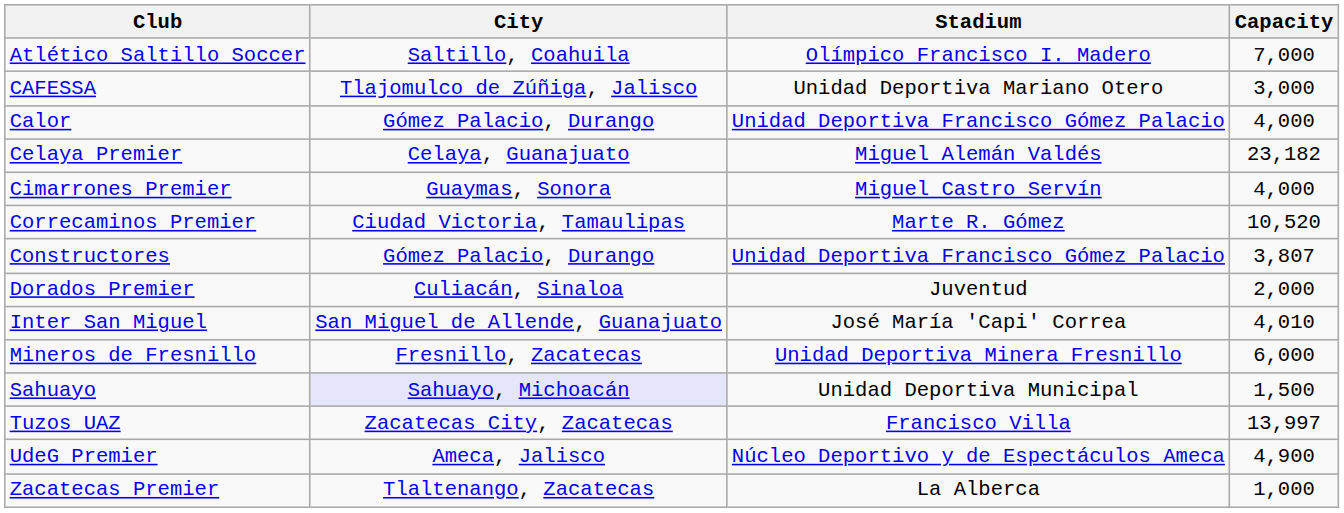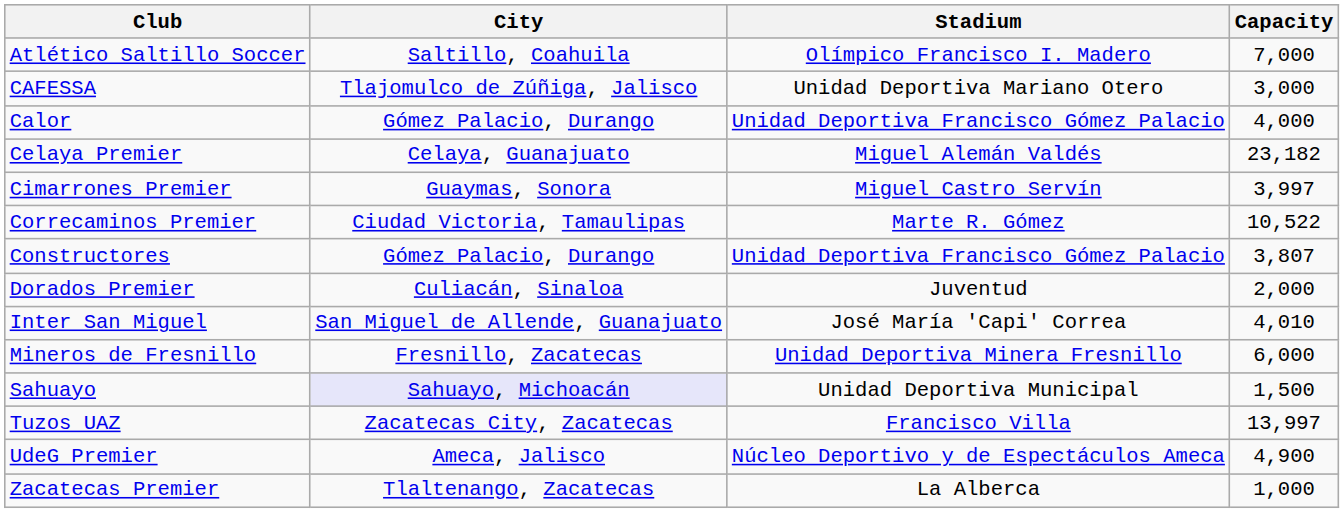(1284, 189) 4,000 -> (1284, 189) 3,997
(1284, 222) 10,520 -> (1284, 222) 10,522
